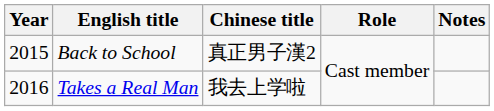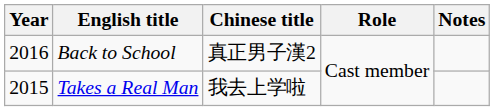(29, 53) 2015 -> (29, 53) 2016
(29, 88) 2016 -> (29, 88) 2015
